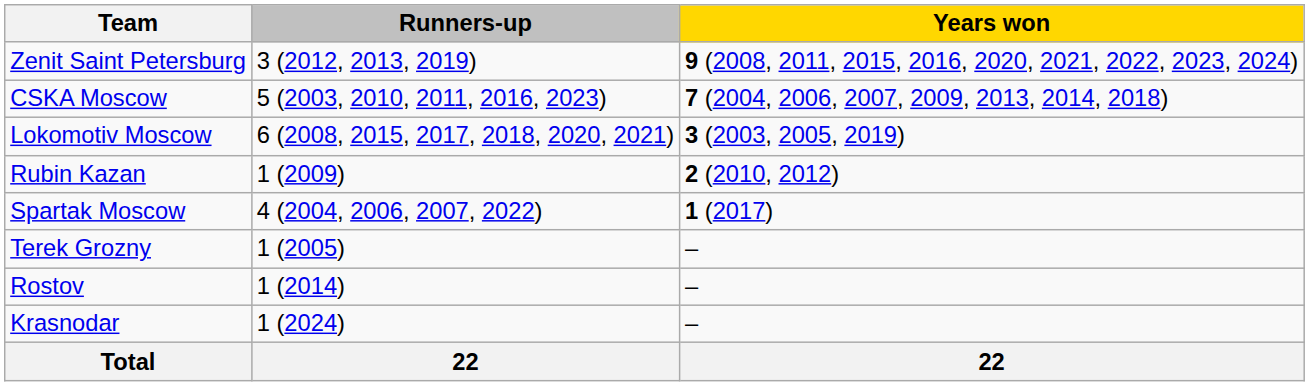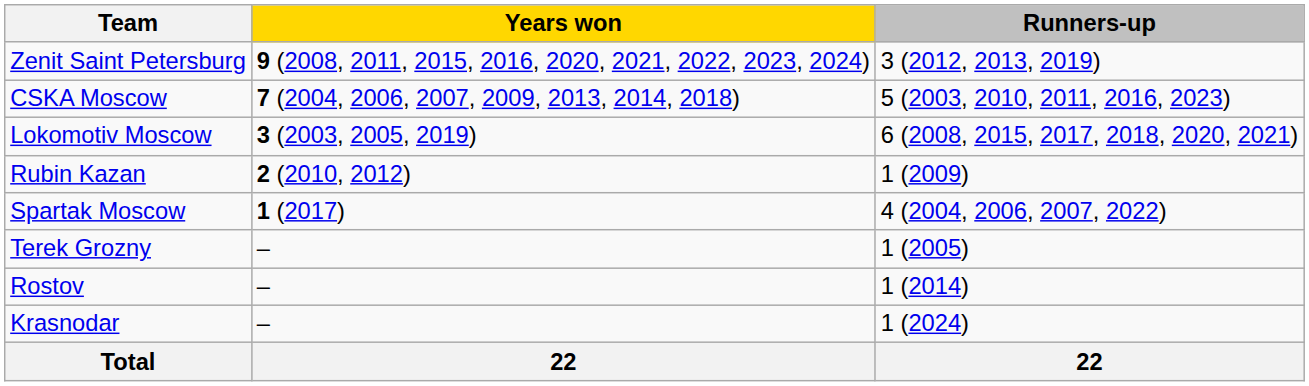columns swapped: (992, 23) <-> (465, 23)
